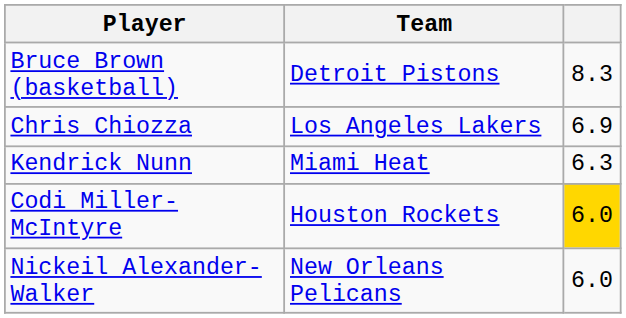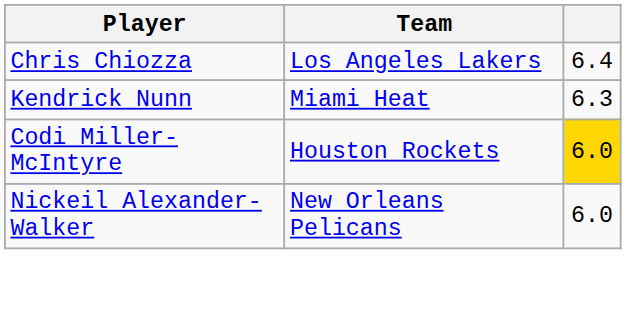- row: (94, 75)
(592, 127) 6.9 -> (592, 62) 6.4
